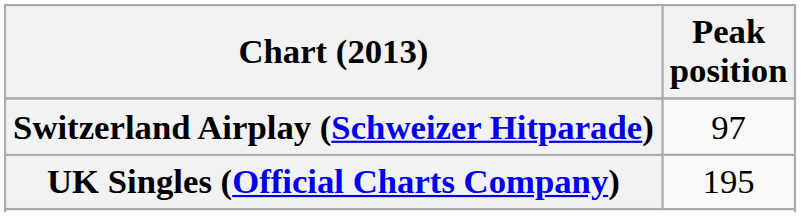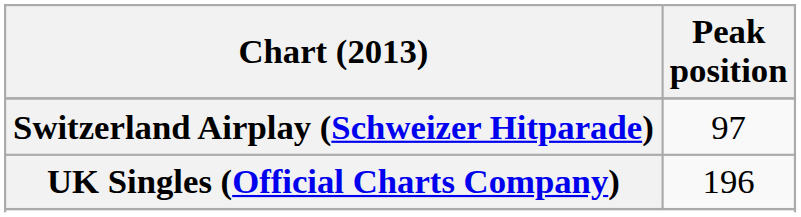(729, 181) 195 -> (729, 181) 196
